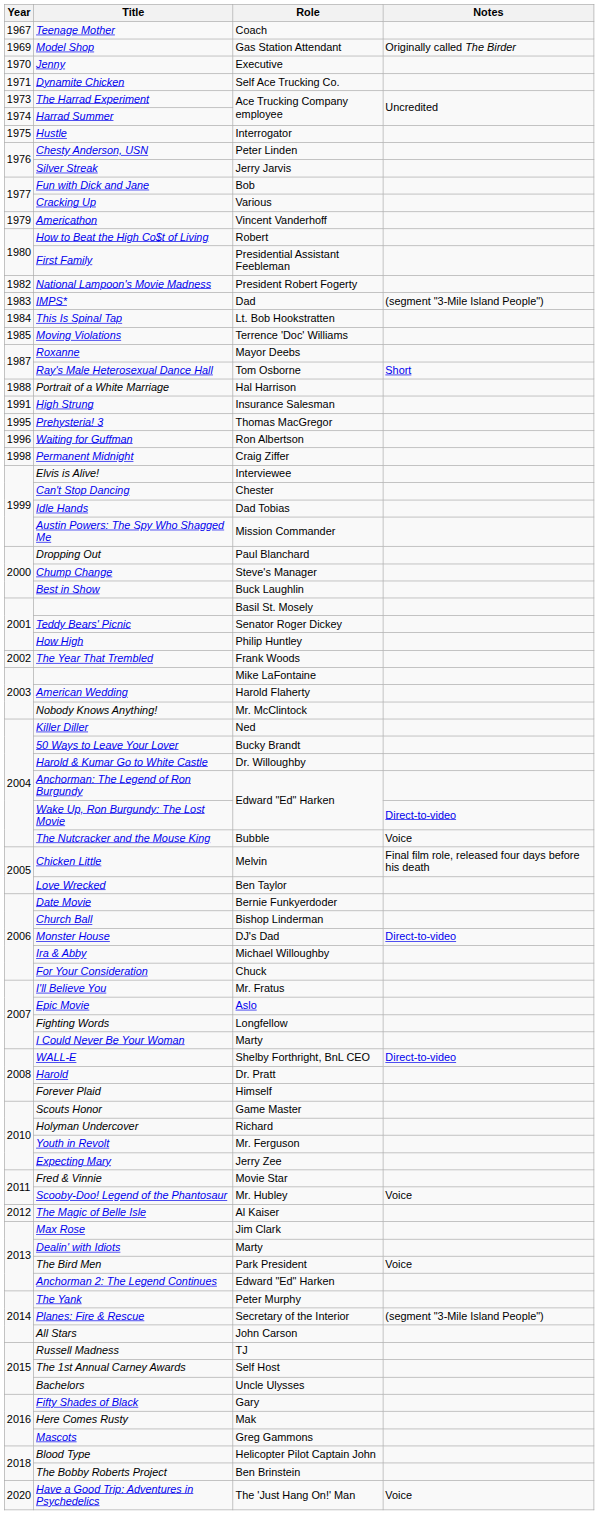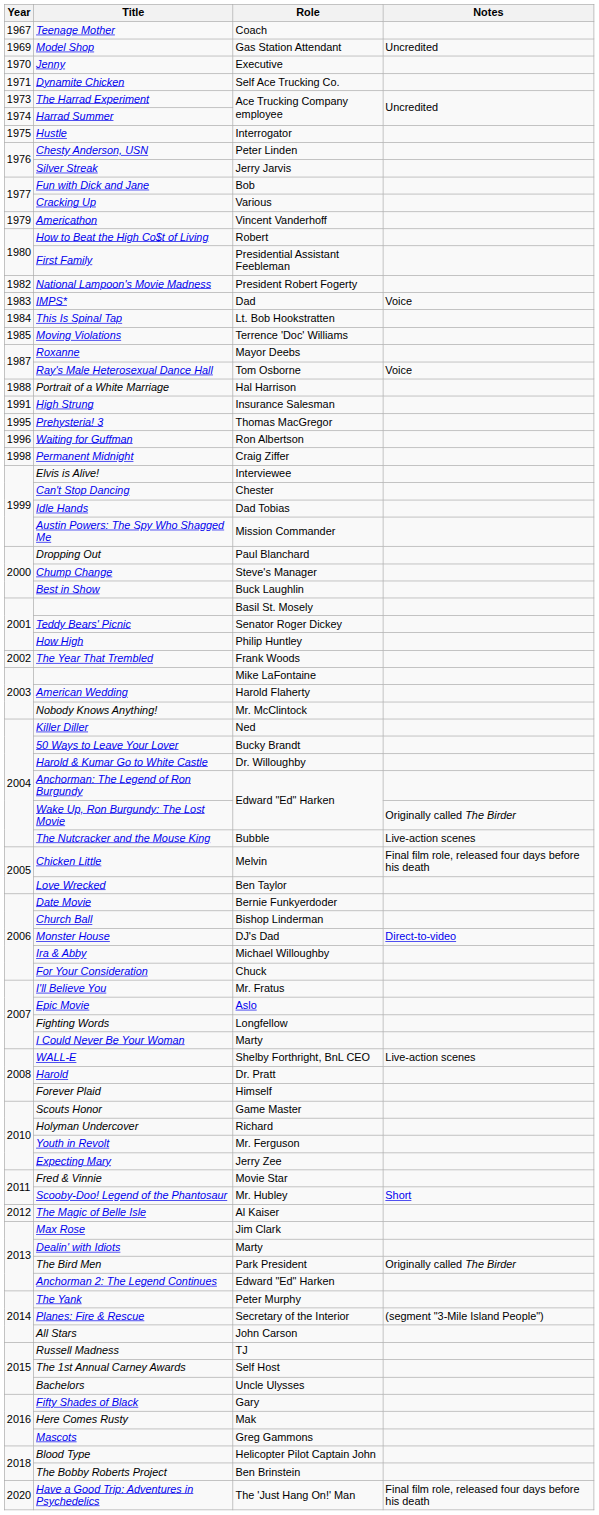(451, 47) Originally called The Birder -> (412, 47) Uncredited
(465, 301) (segment "3-Mile Island People") -> (399, 301) Voice
(398, 370) Short -> (399, 370) Voice
(421, 815) Direct-to-video -> (451, 815) Originally called The Birder
(399, 838) Voice -> (430, 838) Live-action scenes
(421, 1057) Direct-to-video -> (430, 1057) Live-action scenes
(399, 1195) Voice -> (398, 1195) Short
(399, 1264) Voice -> (451, 1264) Originally called The Birder
(399, 1495) Voice -> (482, 1495) Final film role, released four days before his death
